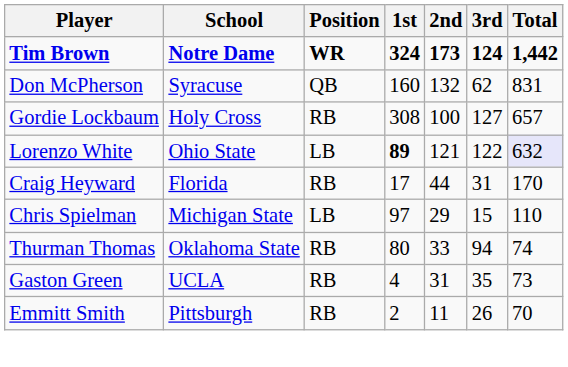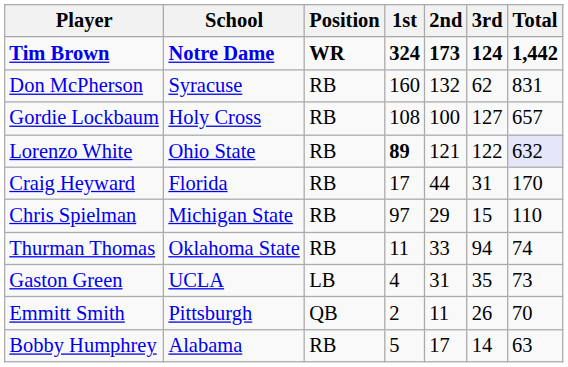(323, 85) QB -> (323, 85) RB
(405, 118) 308 -> (405, 118) 108
(322, 150) LB -> (323, 150) RB
(322, 215) LB -> (323, 215) RB
(399, 248) 80 -> (399, 248) 11
(323, 280) RB -> (322, 280) LB
(323, 313) RB -> (323, 313) QB
+ row: (83, 345)
